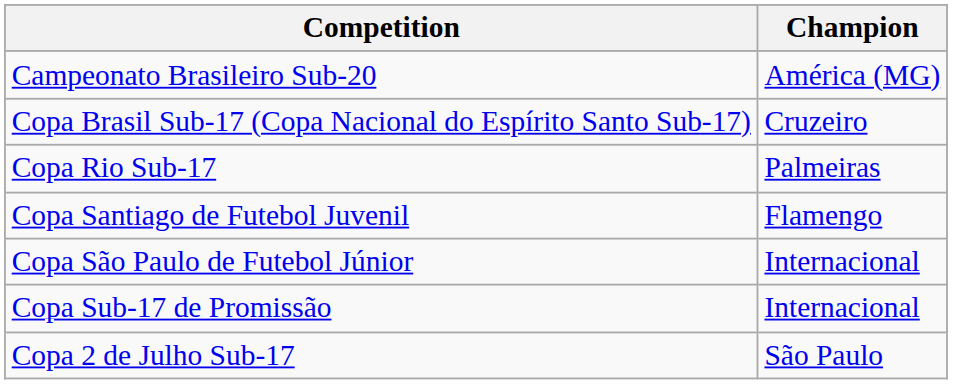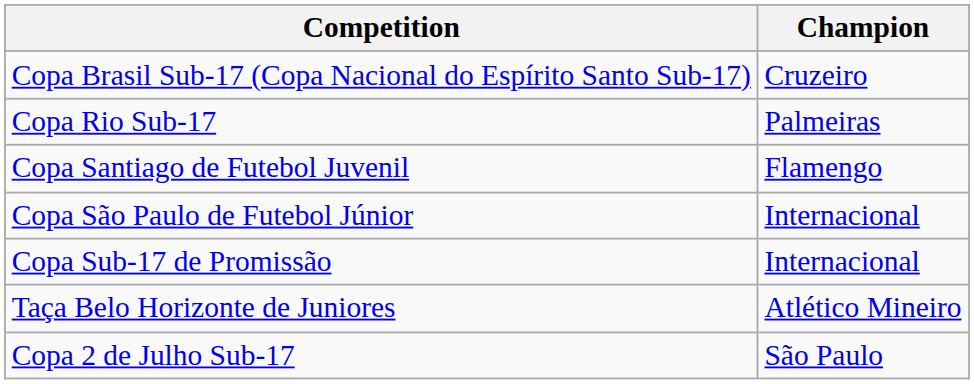- row: (194, 74)
+ row: (204, 307)
